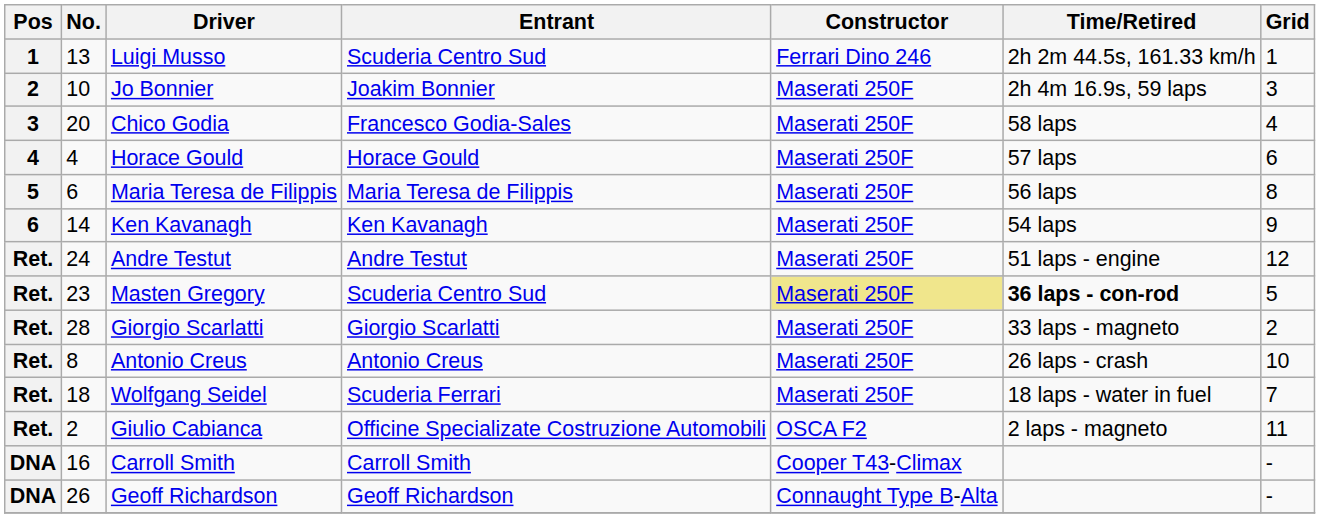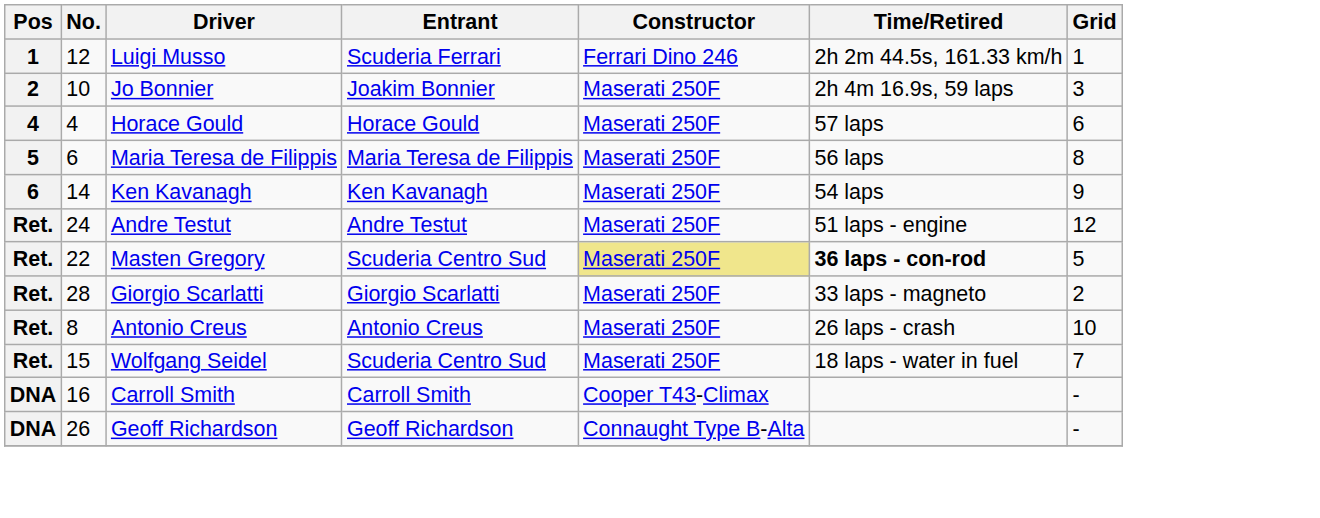(78, 56) 13 -> (78, 56) 12
(447, 56) Scuderia Centro Sud -> (424, 56) Scuderia Ferrari
- row: (170, 124)
(78, 293) 23 -> (78, 259) 22
(78, 395) 18 -> (78, 361) 15
(424, 395) Scuderia Ferrari -> (447, 361) Scuderia Centro Sud
- row: (187, 429)
